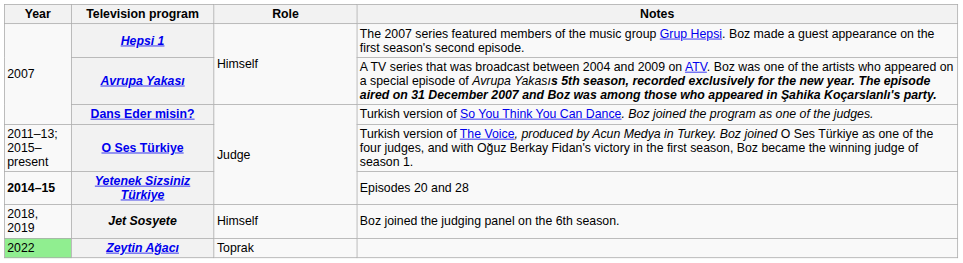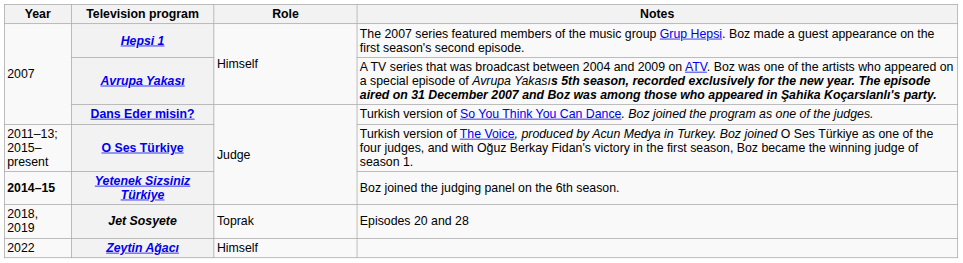(414, 188) Episodes 20 and 28 -> (490, 188) Boz joined the judging panel on the 6th season.
(237, 221) Himself -> (235, 221) Toprak
(490, 221) Boz joined the judging panel on the 6th season. -> (414, 221) Episodes 20 and 28
(21, 248) lightgreen background -> (21, 248) no background
(235, 248) Toprak -> (237, 248) Himself
